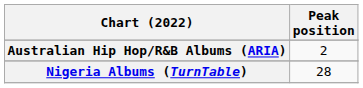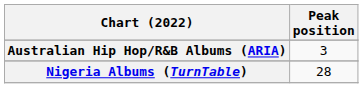(324, 51) 2 -> (324, 51) 3
